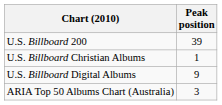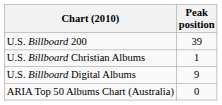(197, 91) 3 -> (197, 91) 0
